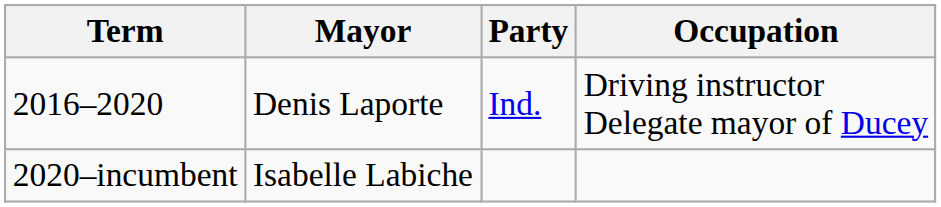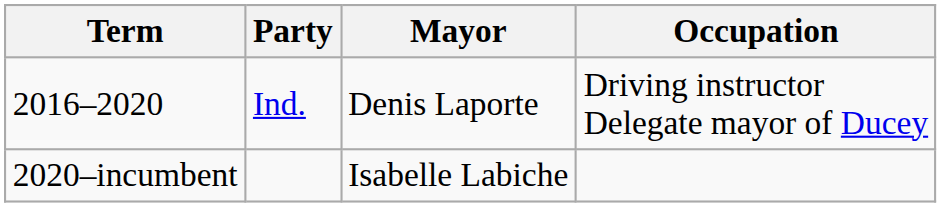columns swapped: (363, 31) <-> (528, 31)
